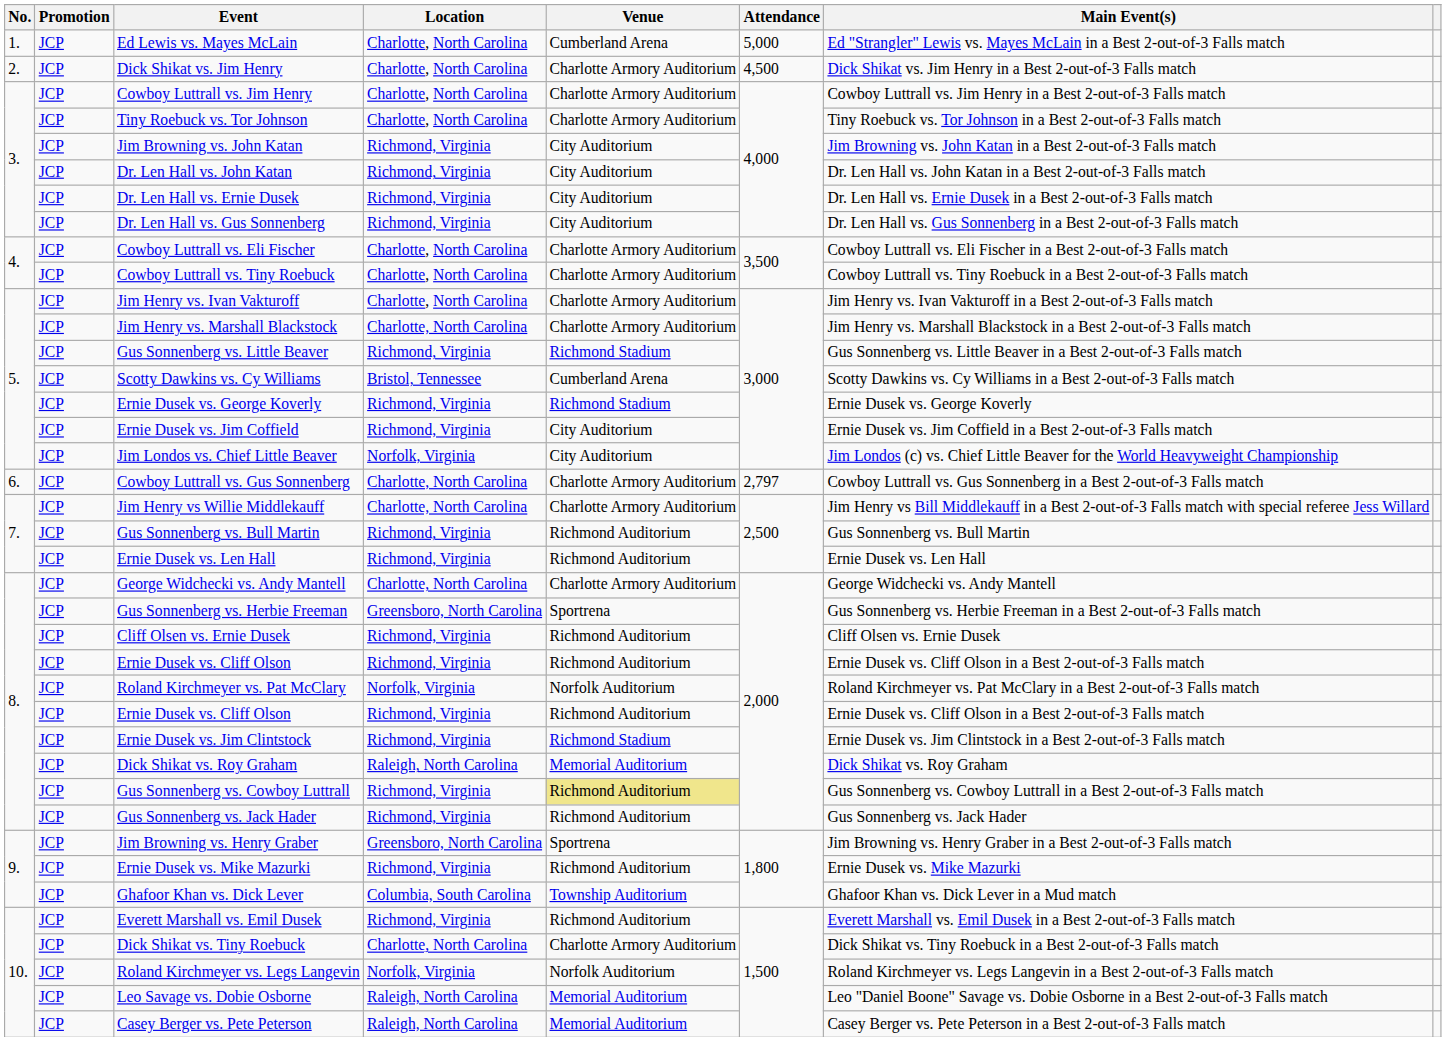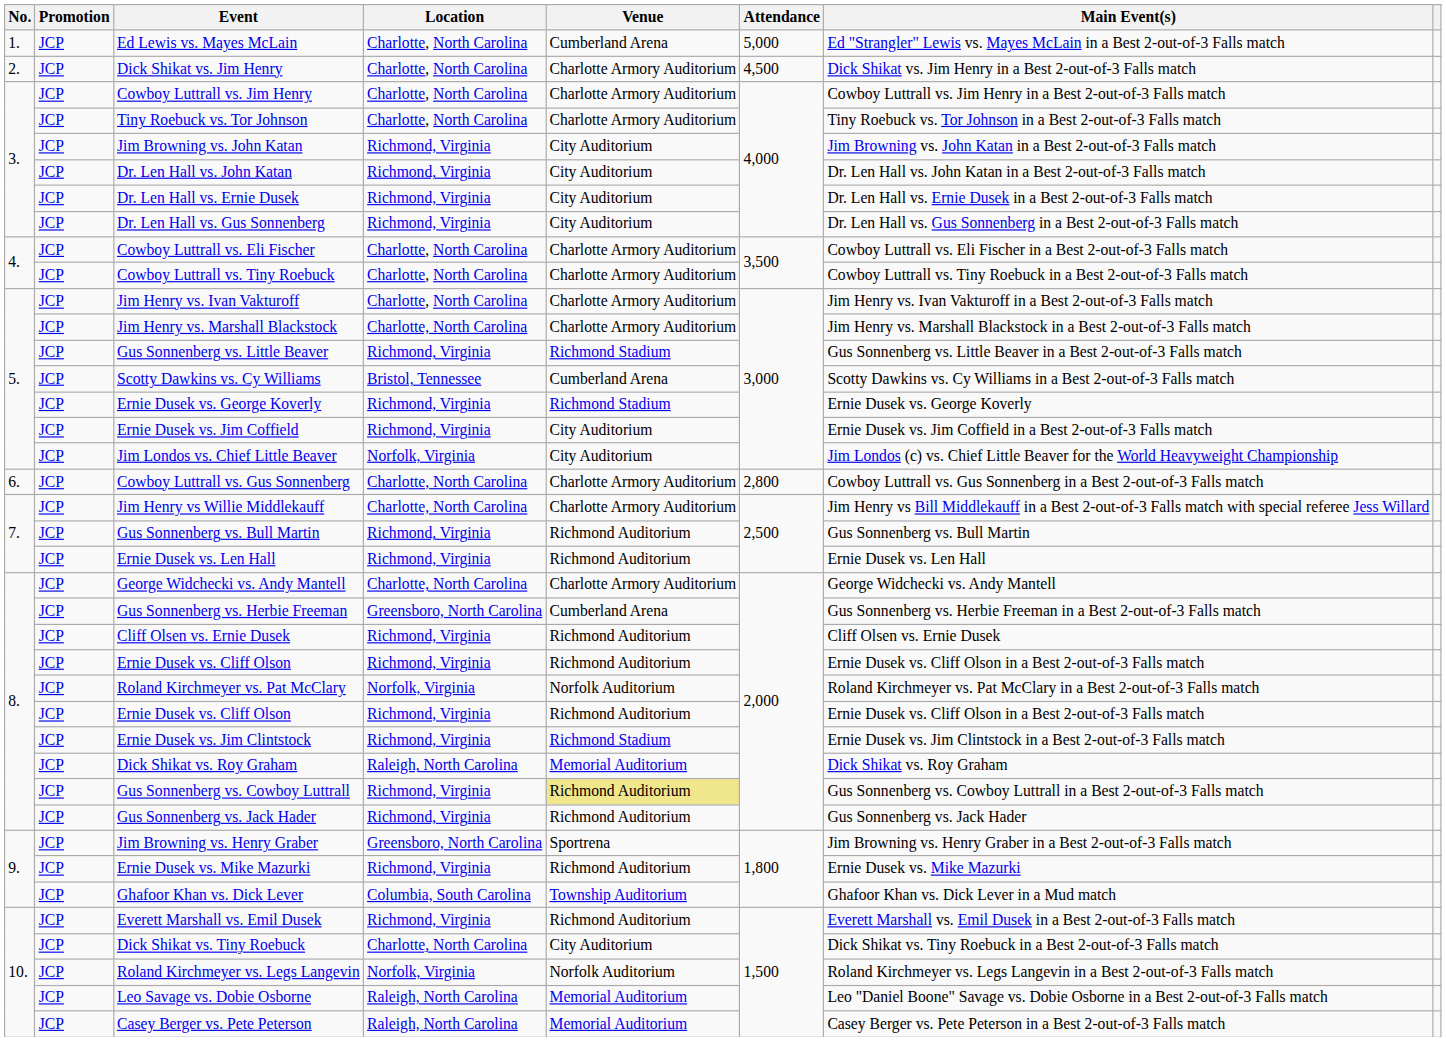(761, 481) 2,797 -> (761, 481) 2,800
(580, 610) Sportrena -> (609, 610) Cumberland Arena
(643, 945) Charlotte Armory Auditorium -> (601, 945) City Auditorium
